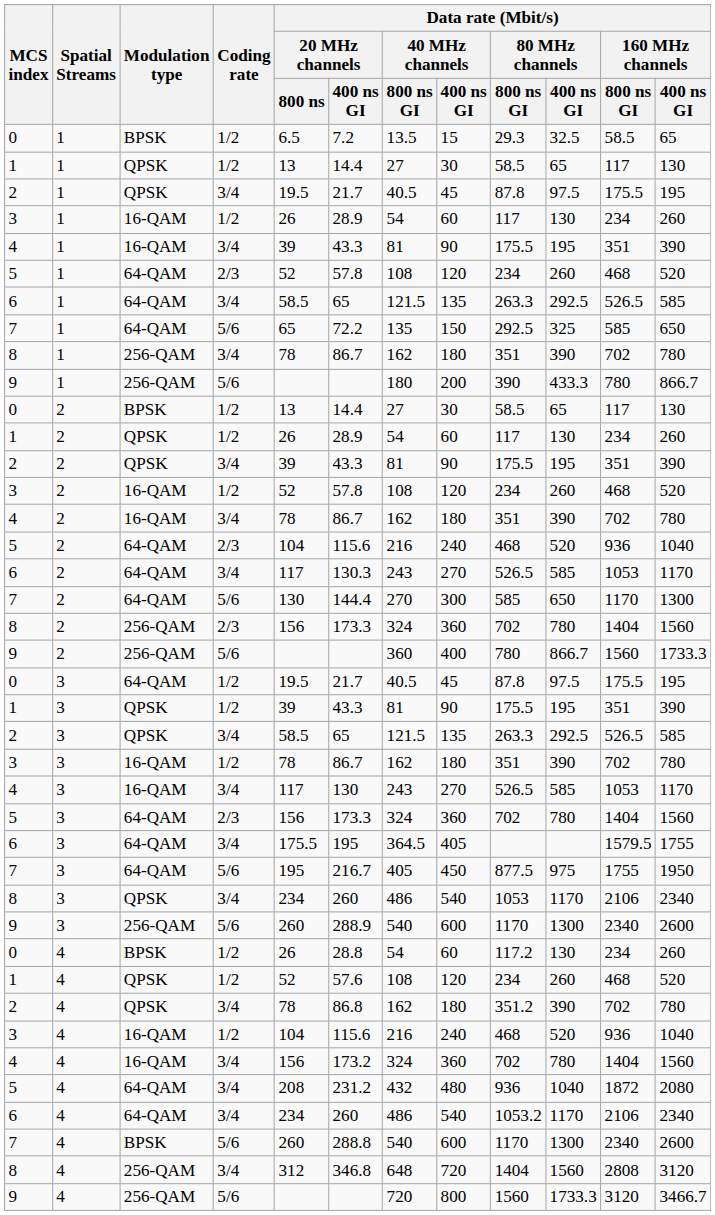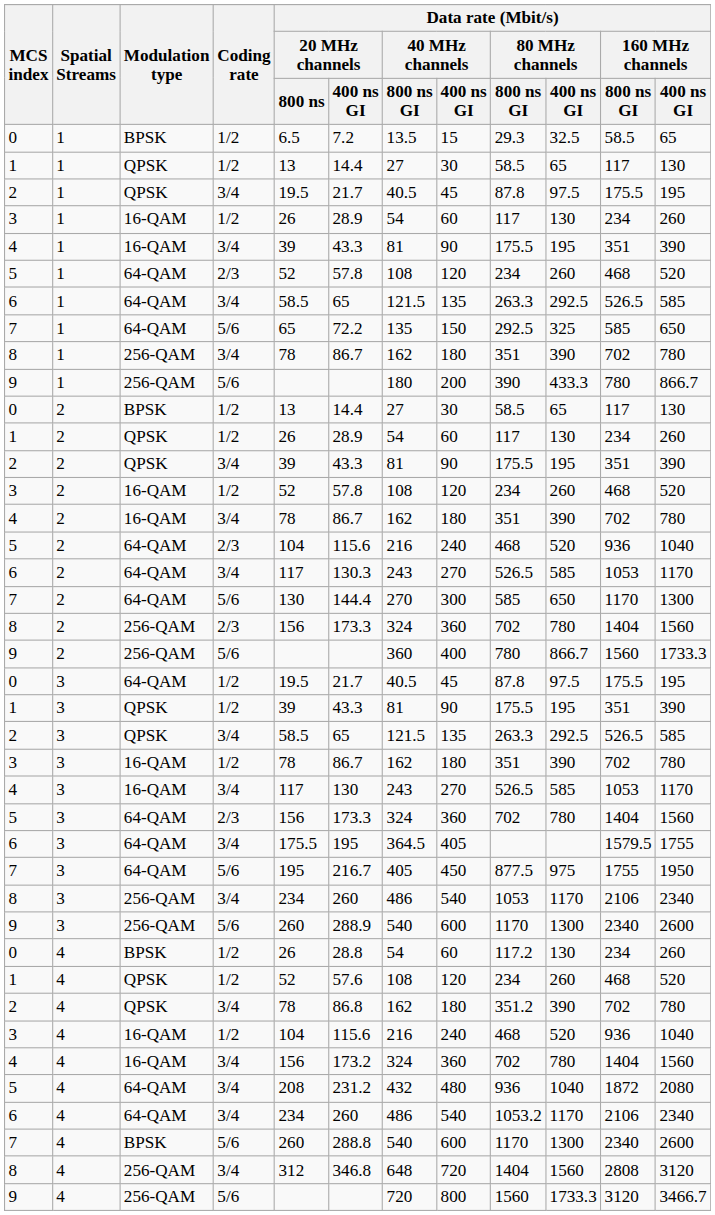(146, 898) QPSK -> (159, 898) 256-QAM
